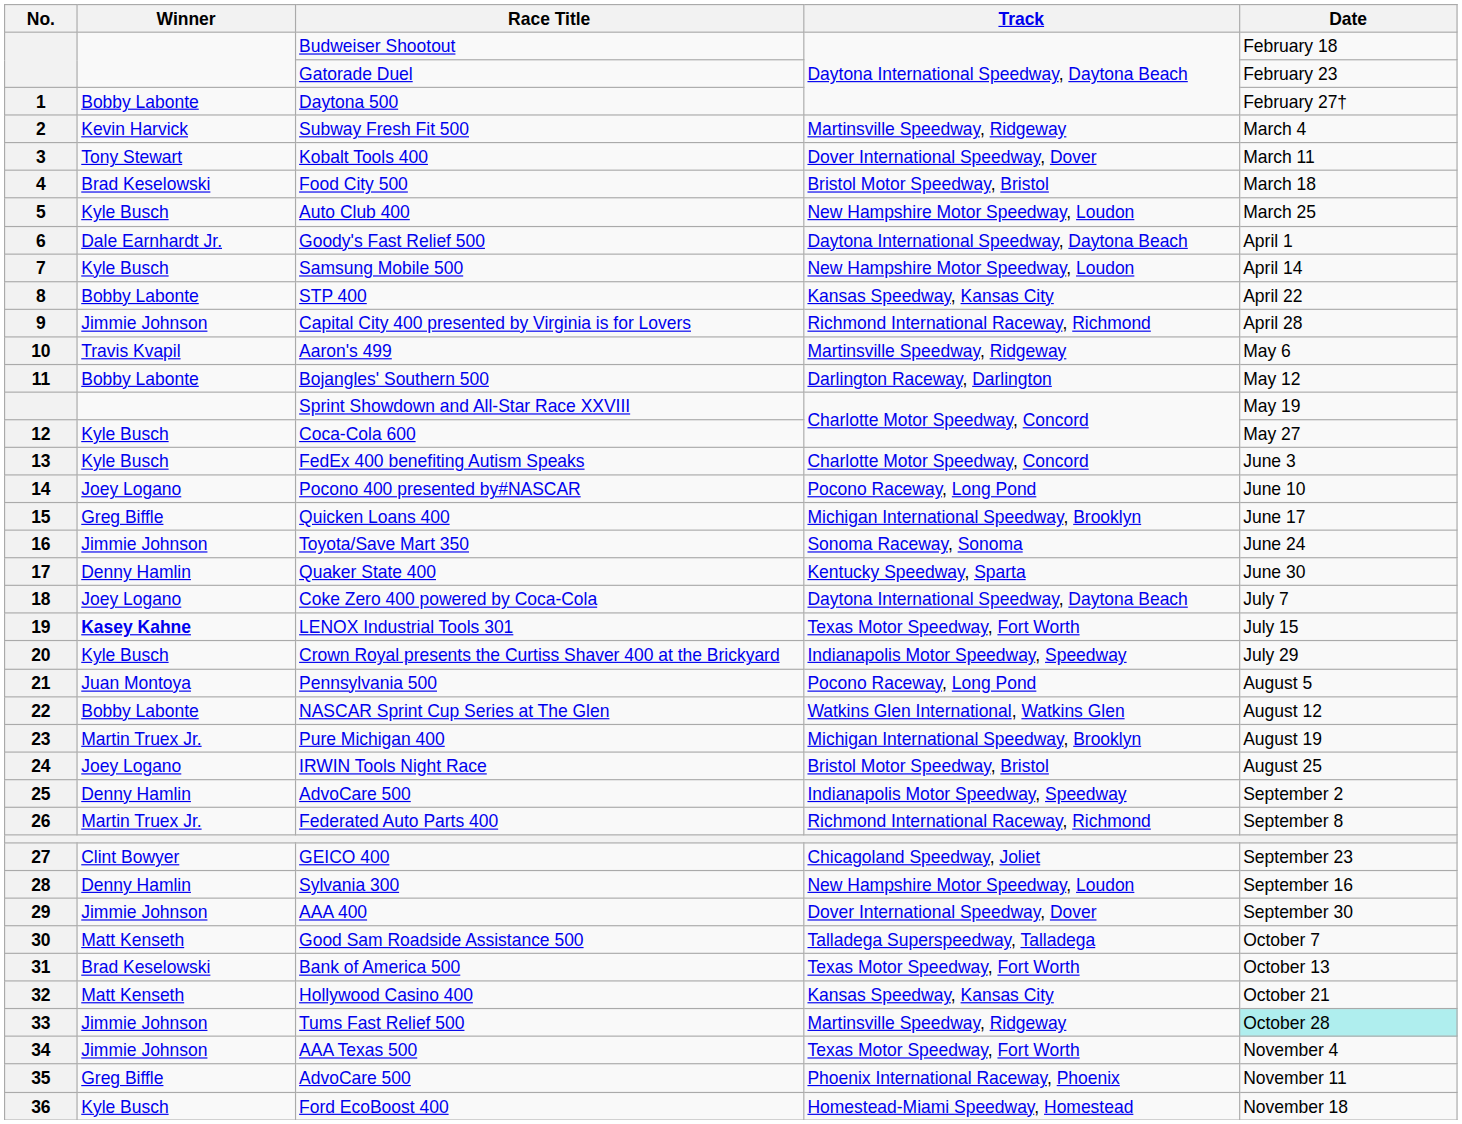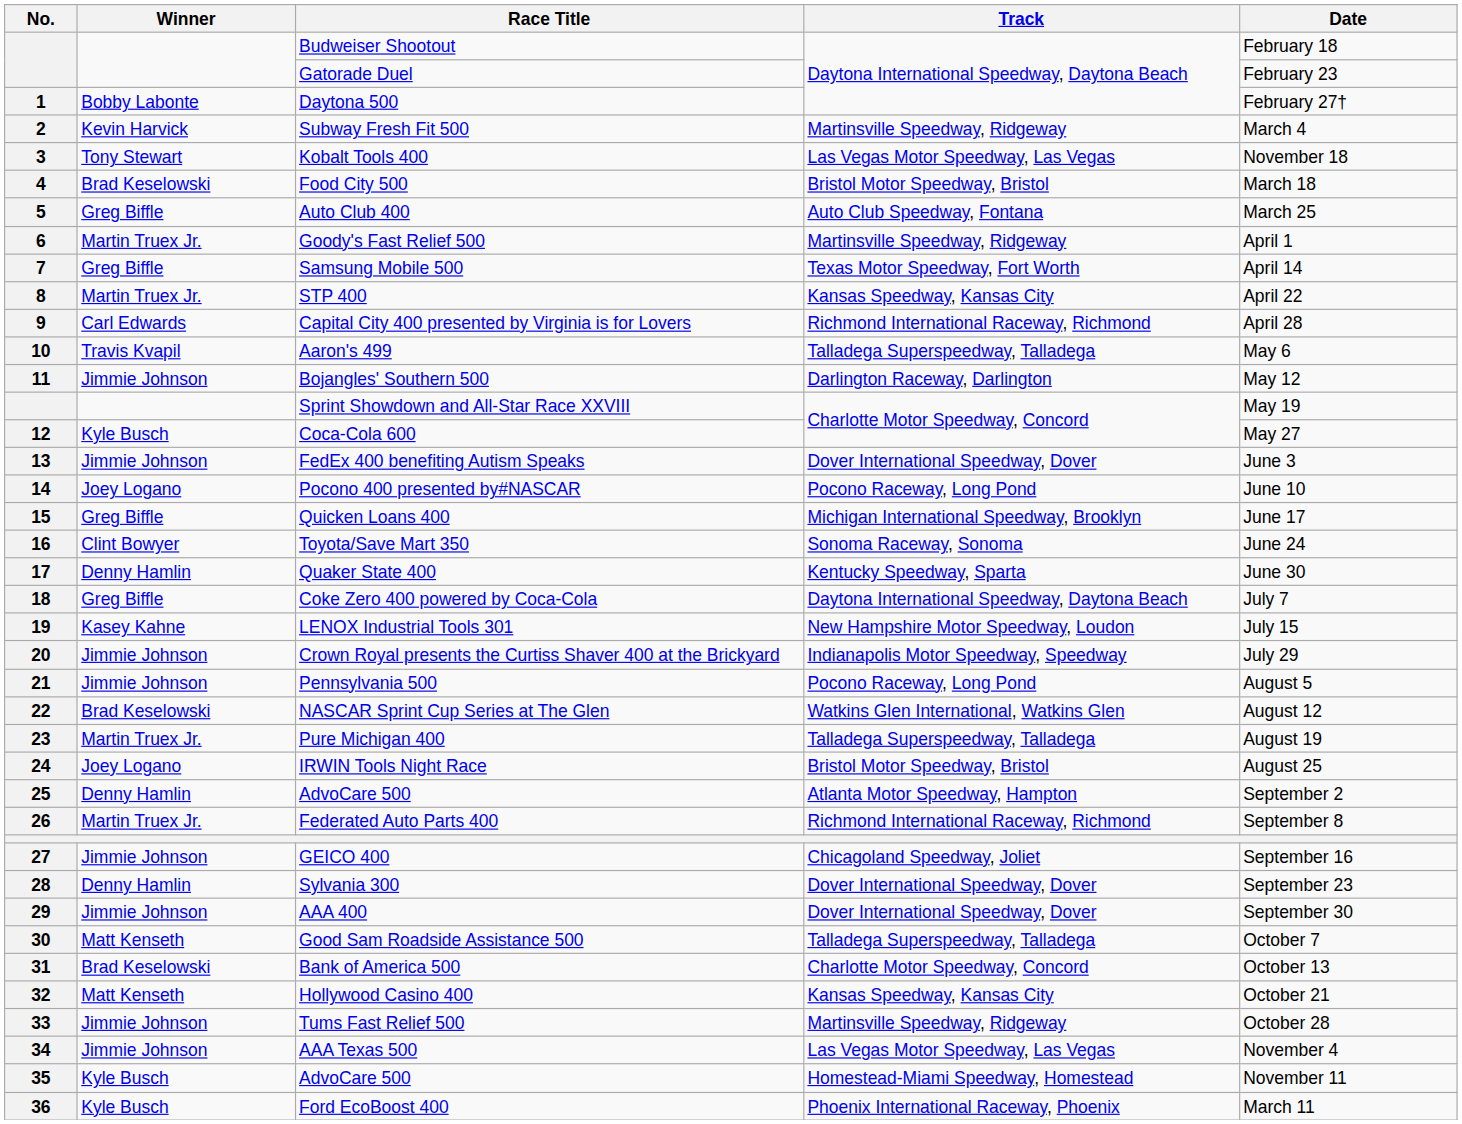(952, 157) Dover International Speedway, Dover -> (961, 157) Las Vegas Motor Speedway, Las Vegas
(1279, 157) March 11 -> (1296, 157) November 18
(125, 212) Kyle Busch -> (122, 212) Greg Biffle
(971, 212) New Hampshire Motor Speedway, Loudon -> (925, 212) Auto Club Speedway, Fontana
(152, 240) Dale Earnhardt Jr. -> (141, 240) Martin Truex Jr.
(998, 240) Daytona International Speedway, Daytona Beach -> (937, 240) Martinsville Speedway, Ridgeway
(125, 268) Kyle Busch -> (122, 268) Greg Biffle
(971, 268) New Hampshire Motor Speedway, Loudon -> (944, 268) Texas Motor Speedway, Fort Worth
(140, 295) Bobby Labonte -> (141, 295) Martin Truex Jr.
(144, 323) Jimmie Johnson -> (134, 323) Carl Edwards
(937, 351) Martinsville Speedway, Ridgeway -> (951, 351) Talladega Superspeedway, Talladega
(140, 378) Bobby Labonte -> (144, 378) Jimmie Johnson
(125, 461) Kyle Busch -> (144, 461) Jimmie Johnson
(948, 461) Charlotte Motor Speedway, Concord -> (952, 461) Dover International Speedway, Dover
(144, 544) Jimmie Johnson -> (130, 544) Clint Bowyer
(131, 600) Joey Logano -> (122, 600) Greg Biffle
(136, 627) bold -> (133, 627) normal
(944, 627) Texas Motor Speedway, Fort Worth -> (971, 627) New Hampshire Motor Speedway, Loudon
(125, 655) Kyle Busch -> (144, 655) Jimmie Johnson
(136, 683) Juan Montoya -> (144, 683) Jimmie Johnson
(140, 710) Bobby Labonte -> (146, 710) Brad Keselowski
(974, 738) Michigan International Speedway, Brooklyn -> (951, 738) Talladega Superspeedway, Talladega
(967, 793) Indianapolis Motor Speedway, Speedway -> (942, 793) Atlanta Motor Speedway, Hampton
(130, 857) Clint Bowyer -> (144, 857) Jimmie Johnson
(1298, 857) September 23 -> (1298, 857) September 16
(971, 885) New Hampshire Motor Speedway, Loudon -> (952, 885) Dover International Speedway, Dover
(1298, 885) September 16 -> (1298, 885) September 23
(944, 968) Texas Motor Speedway, Fort Worth -> (948, 968) Charlotte Motor Speedway, Concord
(1286, 1023) paleturquoise background -> (1286, 1023) no background
(944, 1051) Texas Motor Speedway, Fort Worth -> (961, 1051) Las Vegas Motor Speedway, Las Vegas
(122, 1078) Greg Biffle -> (125, 1078) Kyle Busch
(964, 1078) Phoenix International Raceway, Phoenix -> (970, 1078) Homestead-Miami Speedway, Homestead
(970, 1106) Homestead-Miami Speedway, Homestead -> (964, 1106) Phoenix International Raceway, Phoenix
(1296, 1106) November 18 -> (1279, 1106) March 11
